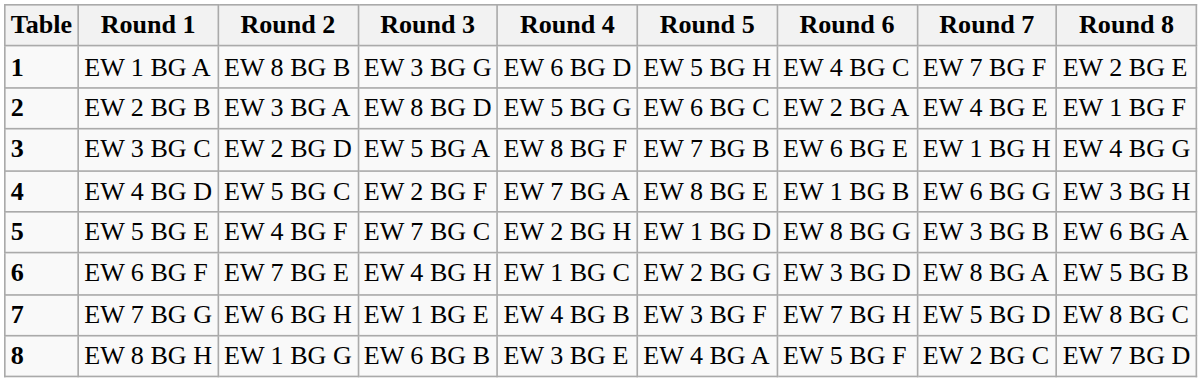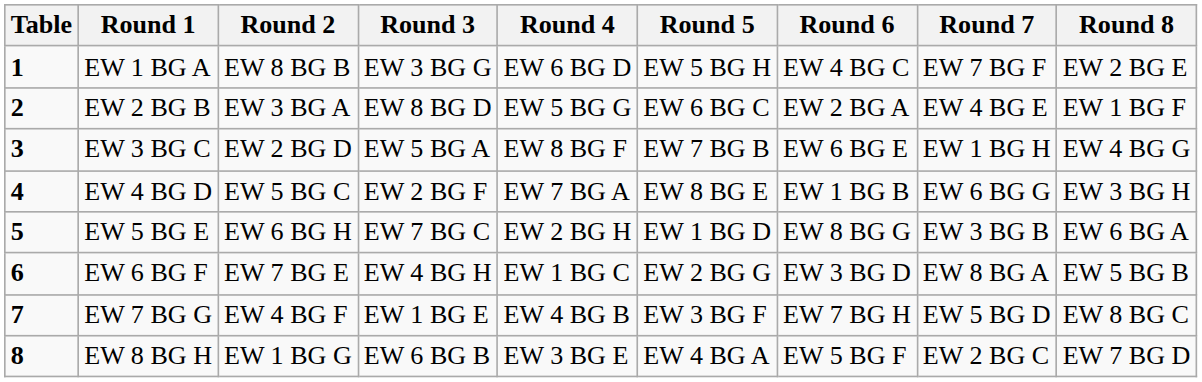(286, 231) EW 4 BG F -> (288, 231) EW 6 BG H
(288, 314) EW 6 BG H -> (286, 314) EW 4 BG F
